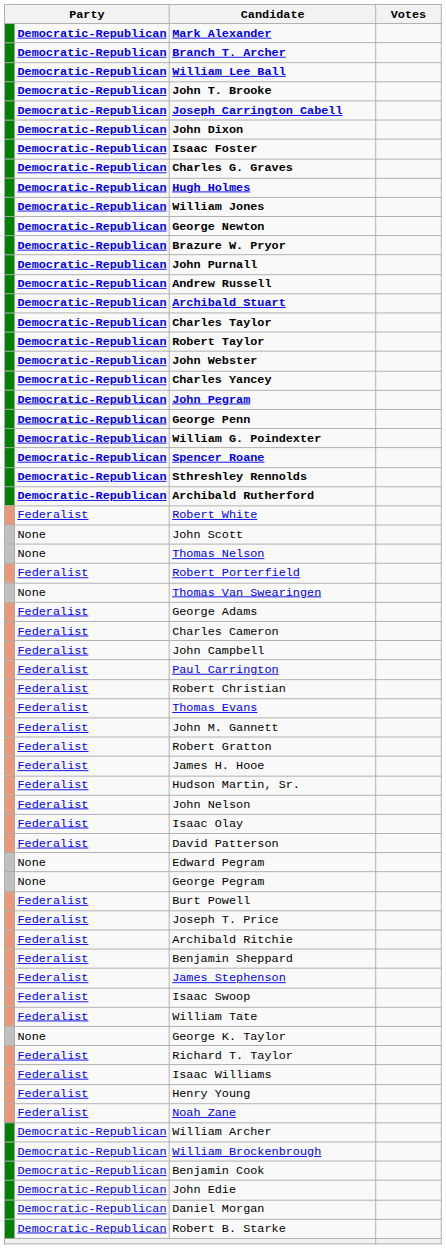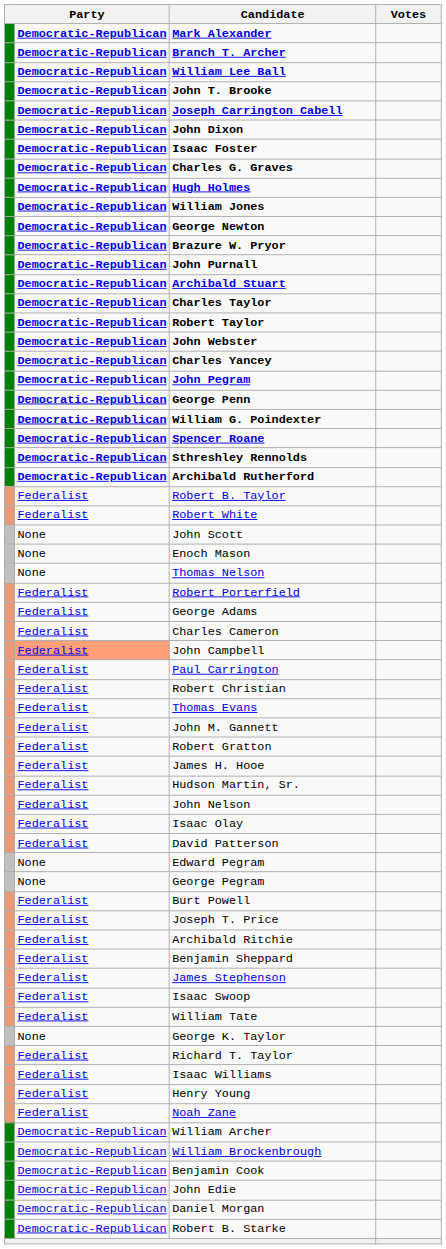- row: (222, 284)
+ row: (229, 496)
+ row: (211, 554)
- row: (247, 593)
(53, 650) no background -> (53, 650) lightsalmon background
